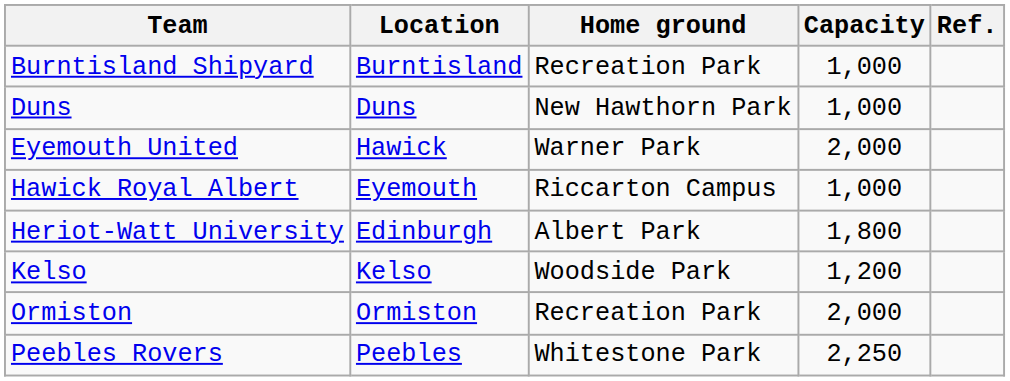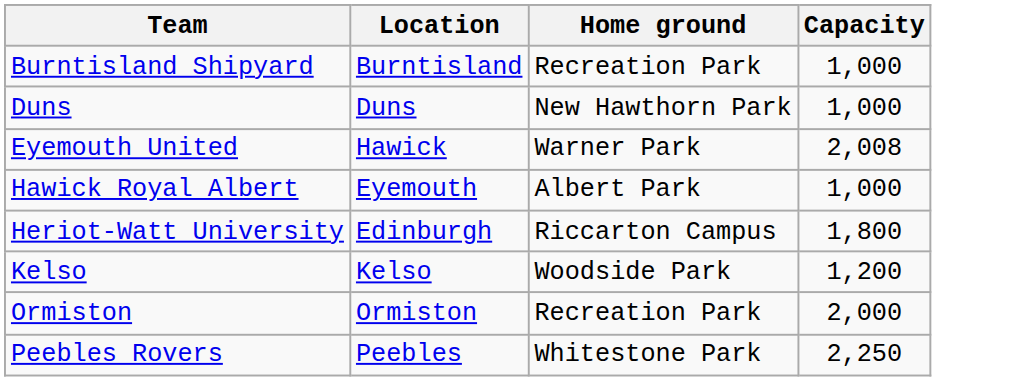- column: (967, 26)
(864, 149) 2,000 -> (864, 149) 2,008
(656, 190) Riccarton Campus -> (618, 190) Albert Park
(618, 231) Albert Park -> (656, 231) Riccarton Campus
